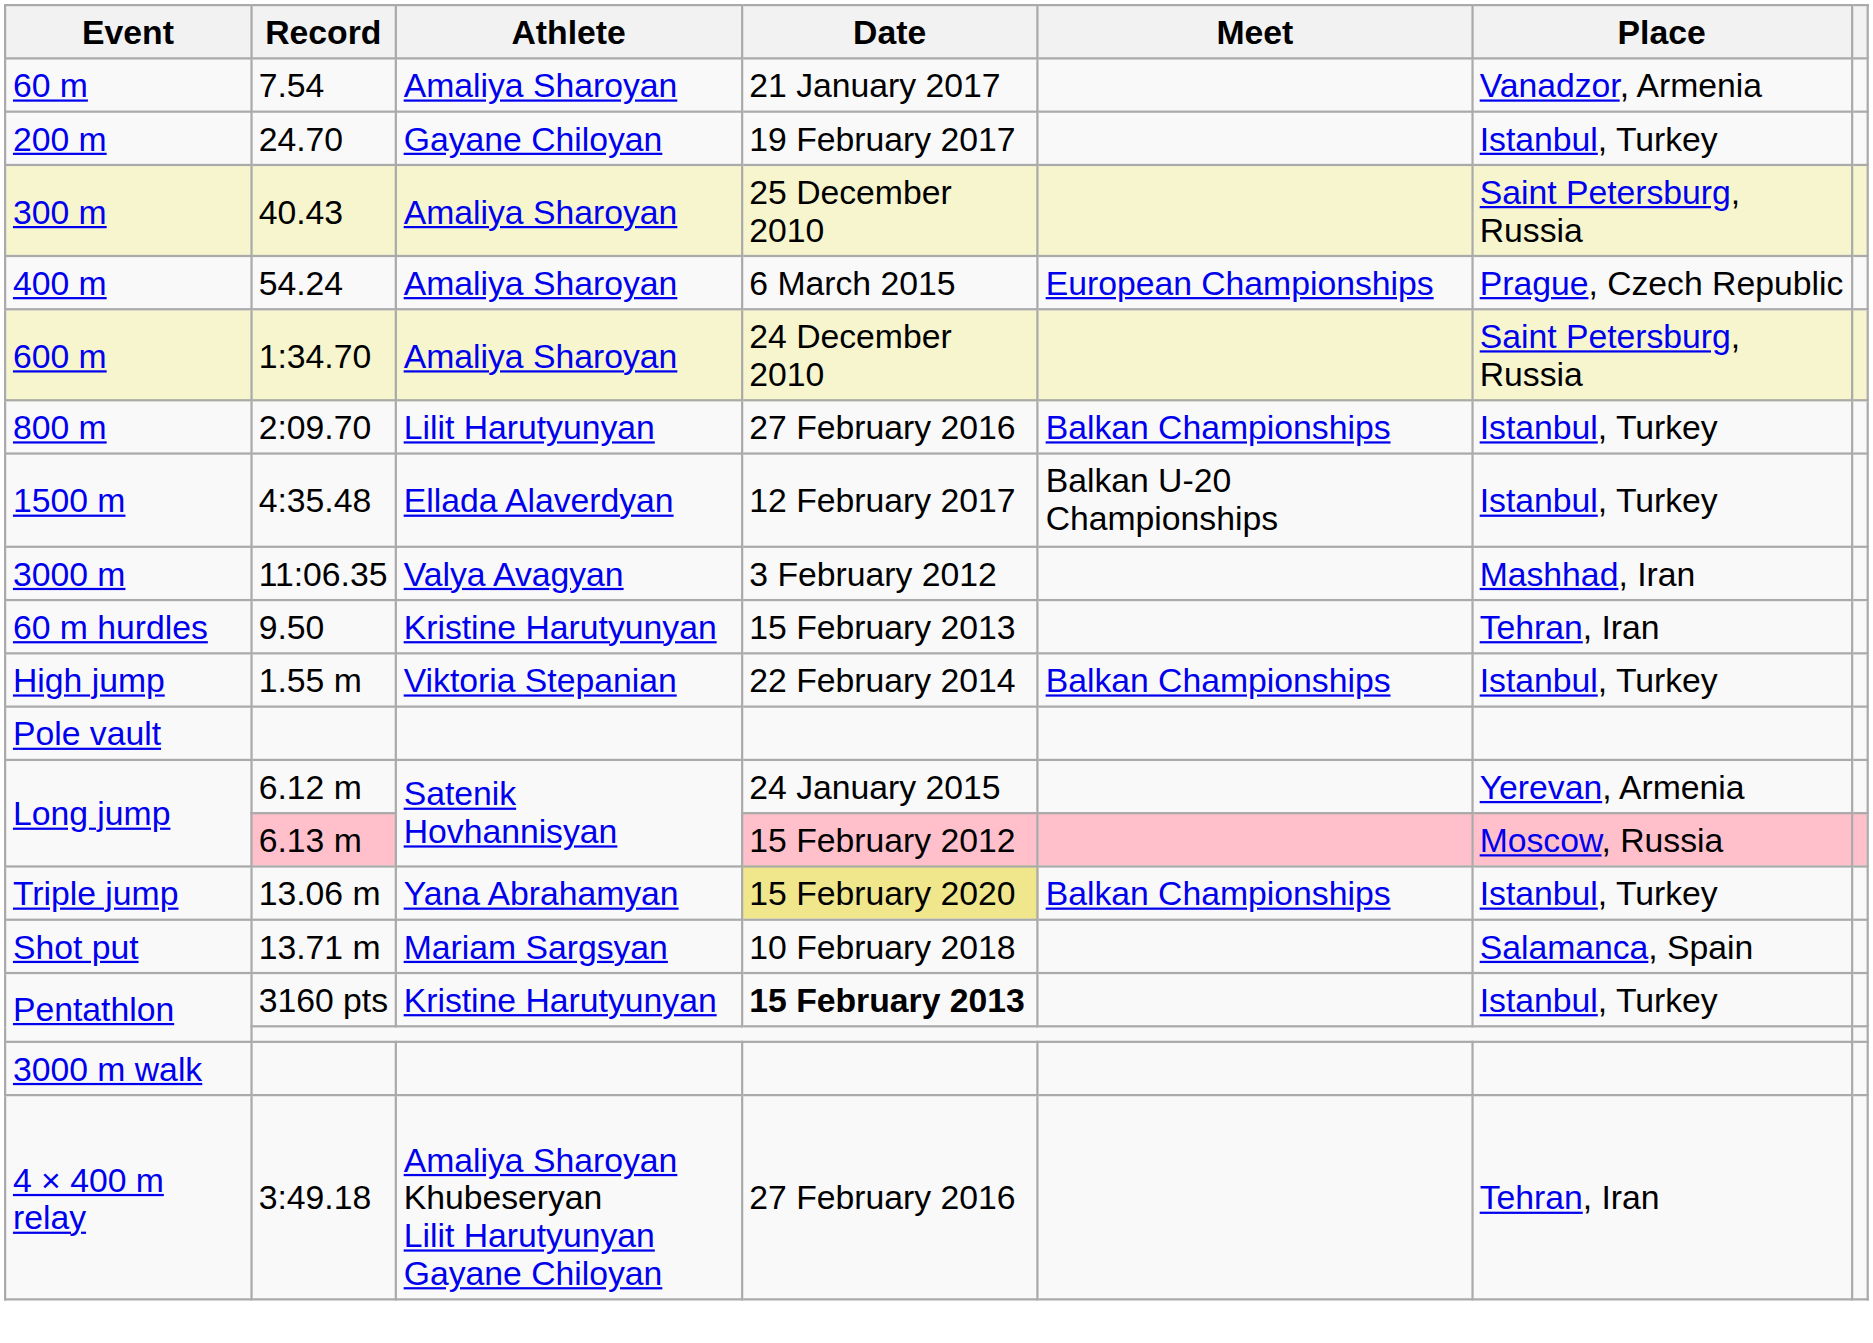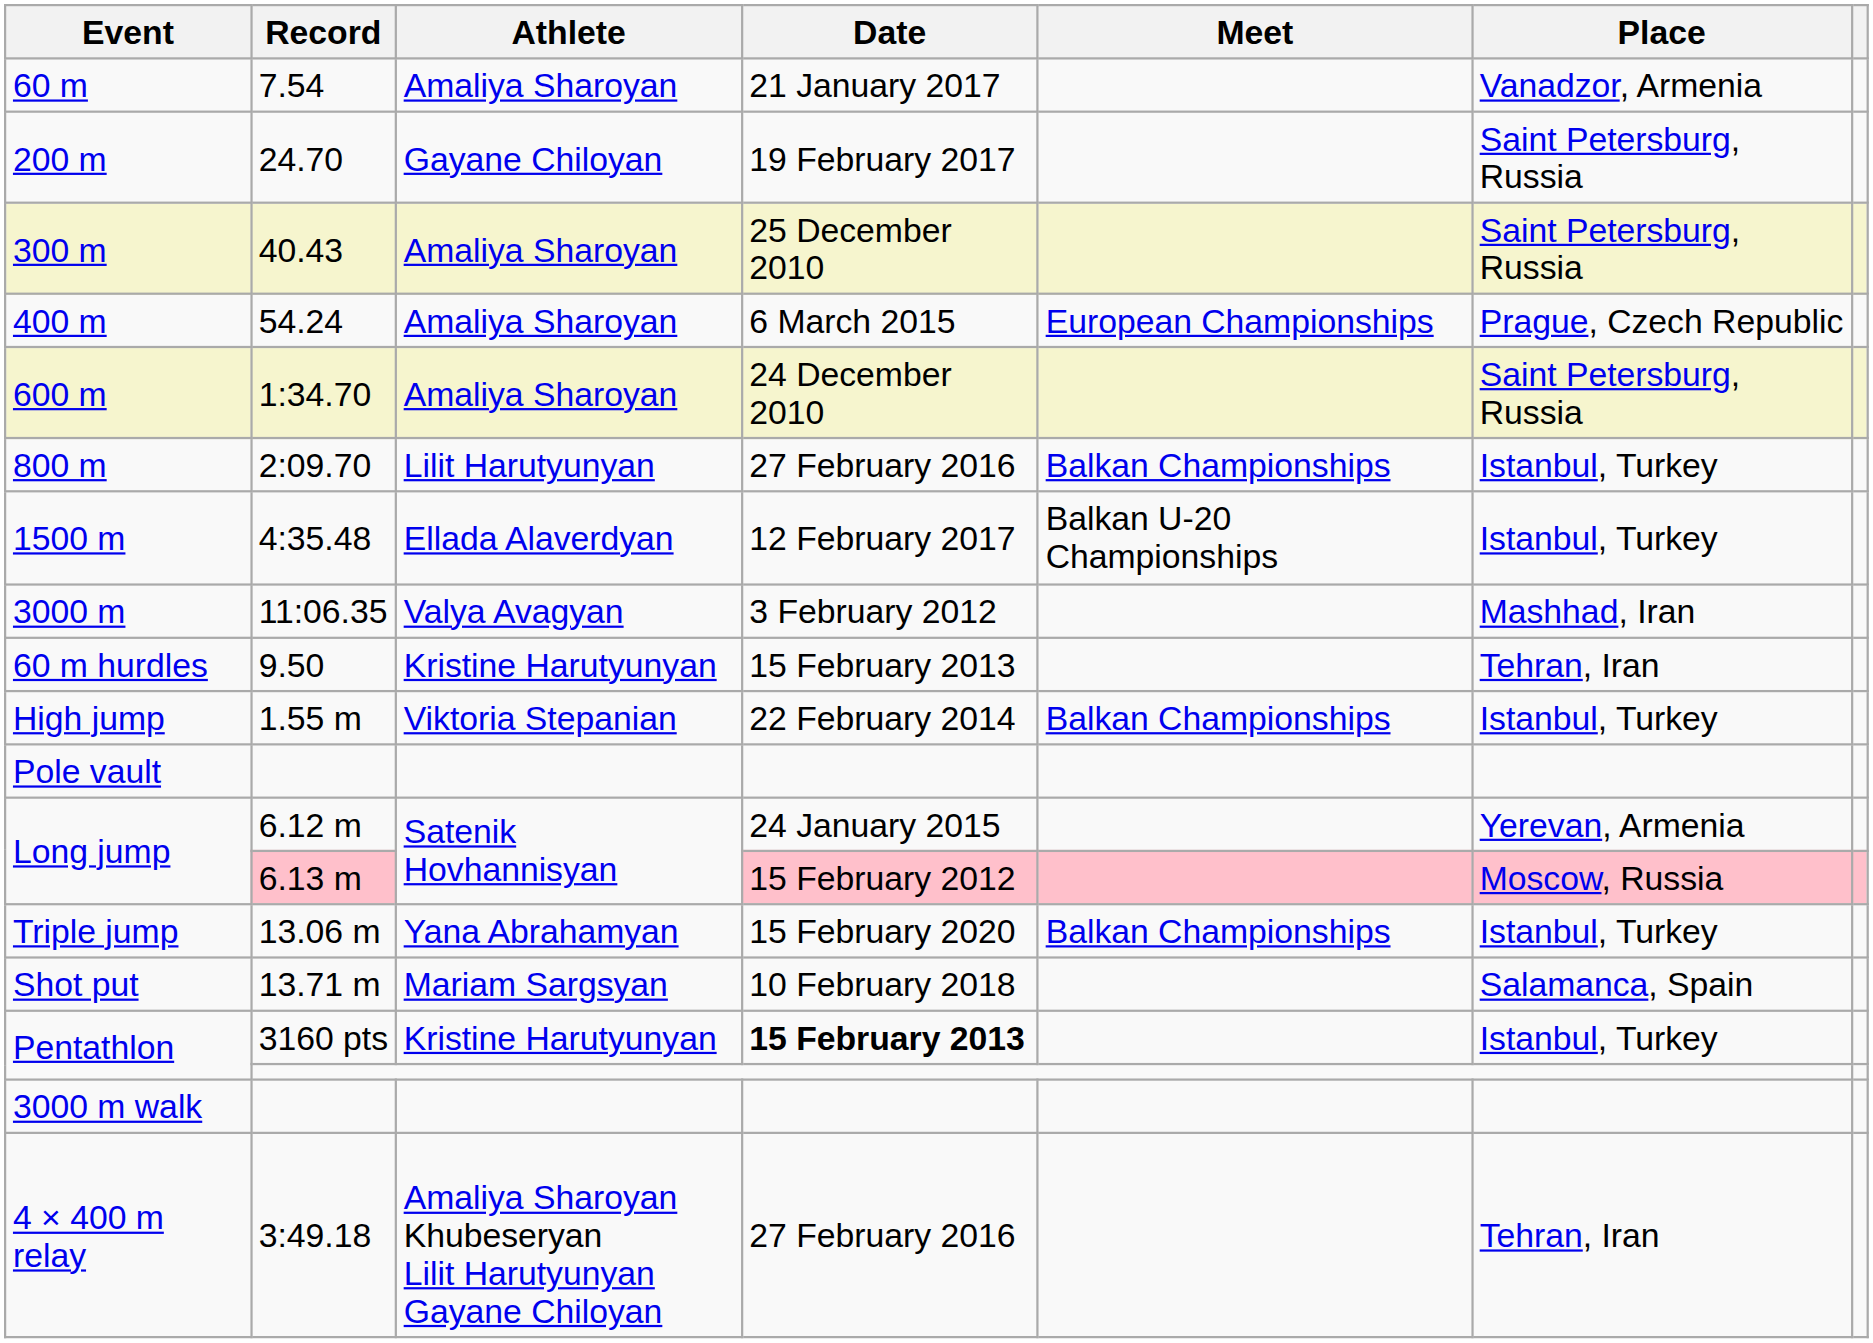(1599, 139) Istanbul, Turkey -> (1610, 158) Saint Petersburg, Russia
(882, 893) khaki background -> (882, 931) no background
